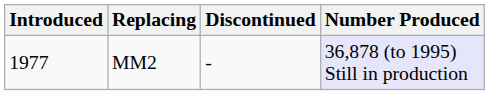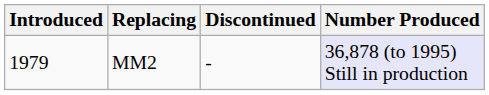(29, 62) 1977 -> (29, 62) 1979
